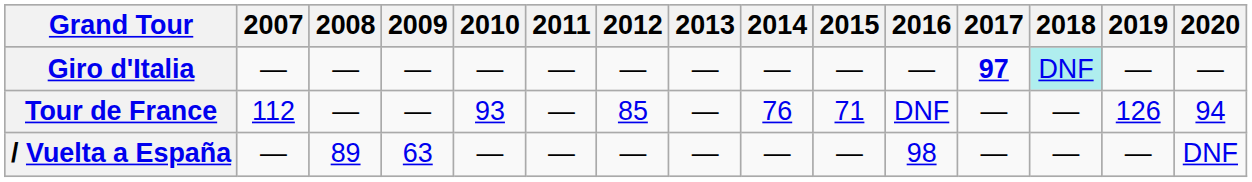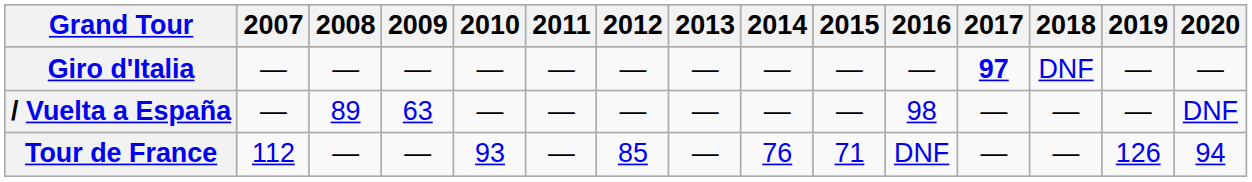(1066, 68) paleturquoise background -> (1066, 68) no background
rows swapped: (121, 111) <-> (121, 153)
